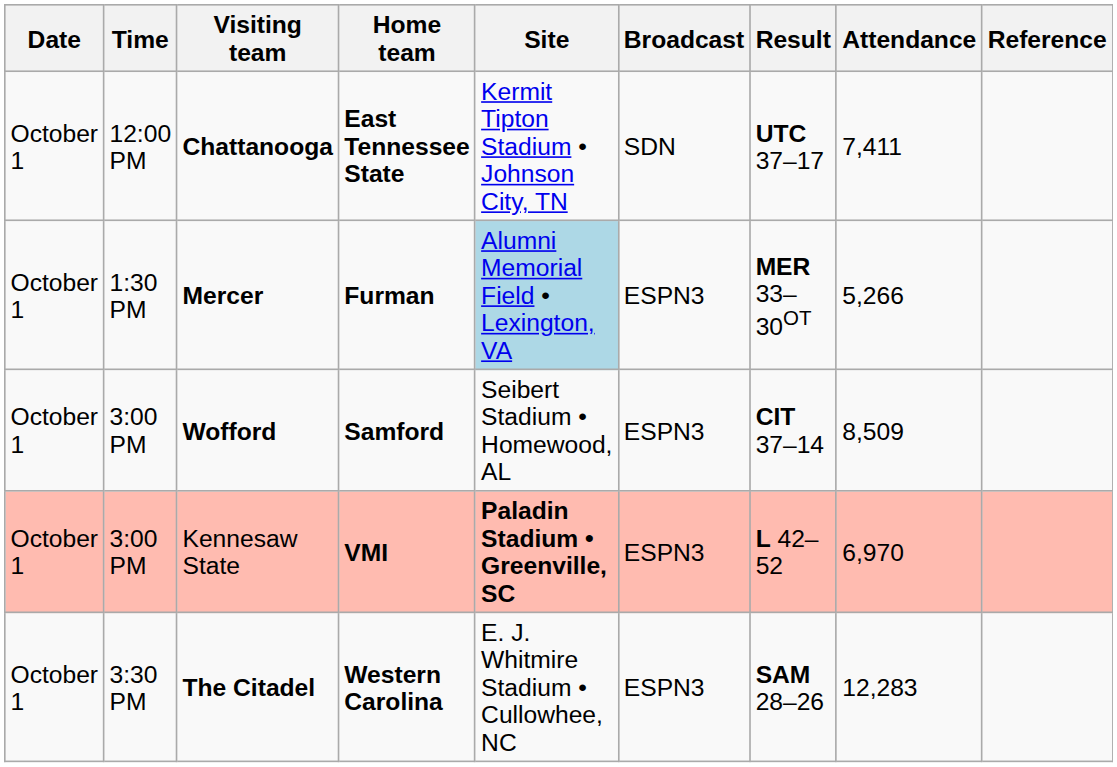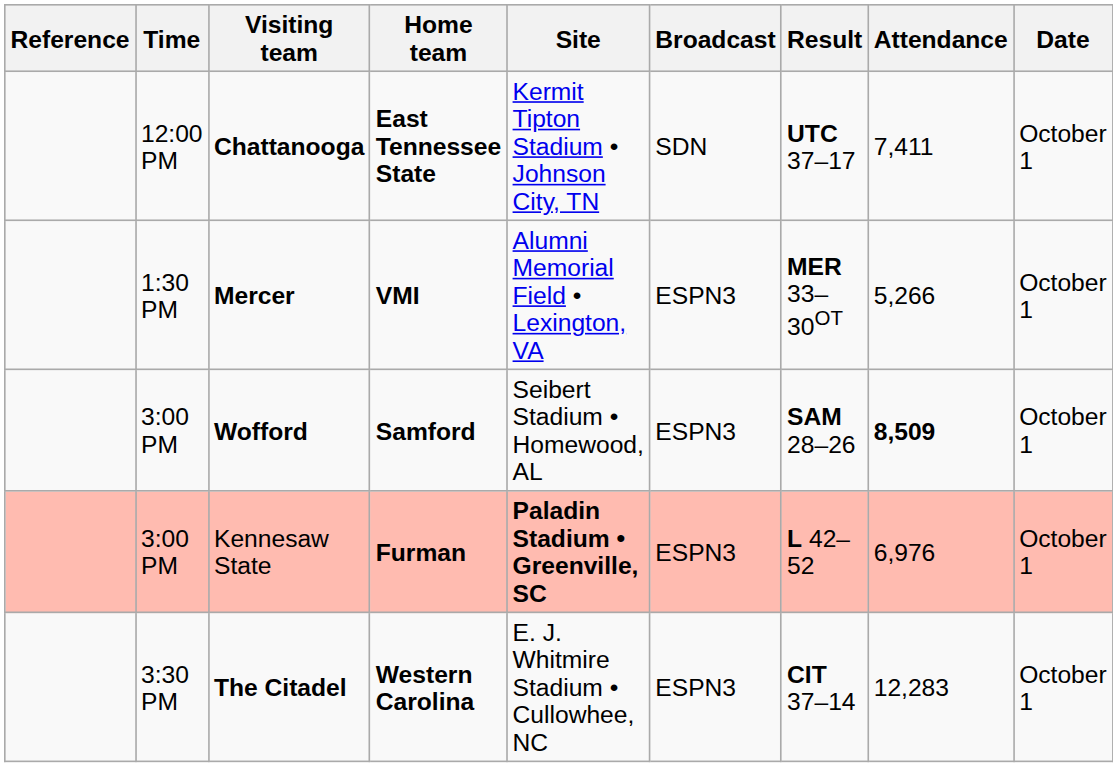columns swapped: (54, 38) <-> (1047, 38)
(389, 295) Furman -> (398, 295) VMI
(538, 295) lightblue background -> (569, 295) no background
(790, 431) CIT 37–14 -> (821, 431) SAM 28–26
(873, 431) normal -> (905, 431) bold
(366, 552) VMI -> (421, 552) Furman
(873, 552) 6,970 -> (905, 552) 6,976
(790, 688) SAM 28–26 -> (821, 688) CIT 37–14
